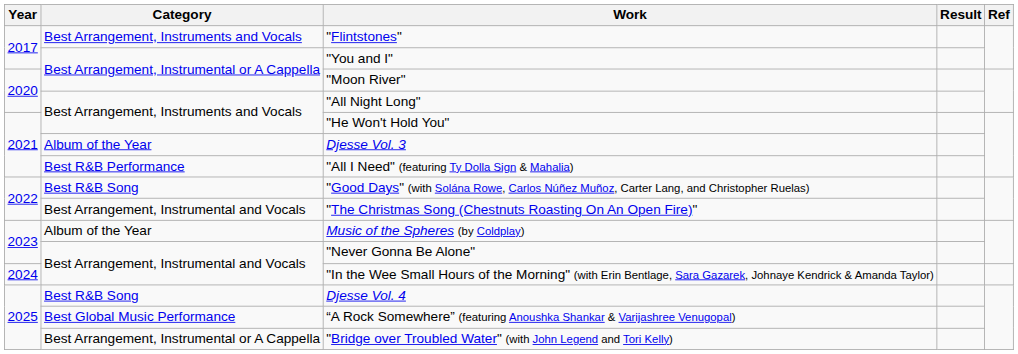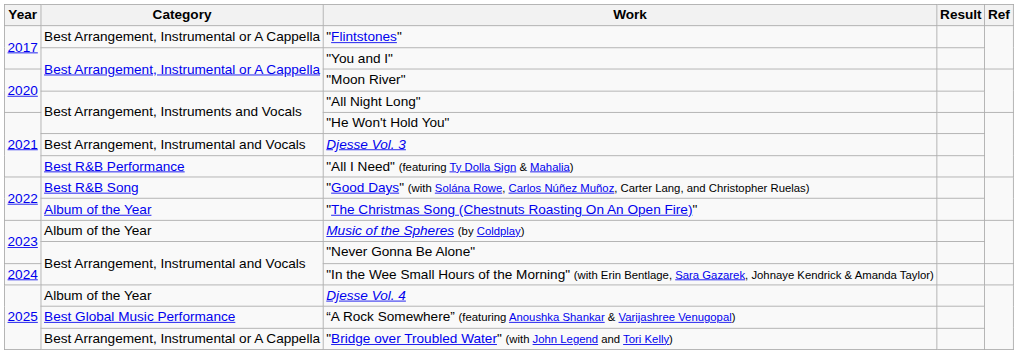(173, 36) Best Arrangement, Instruments and Vocals -> (182, 36) Best Arrangement, Instrumental or A Cappella
(98, 144) Album of the Year -> (175, 144) Best Arrangement, Instrumental and Vocals
(175, 209) Best Arrangement, Instrumental and Vocals -> (98, 209) Album of the Year
(91, 295) Best R&B Song -> (98, 295) Album of the Year
